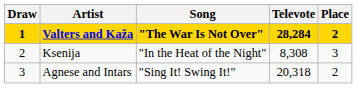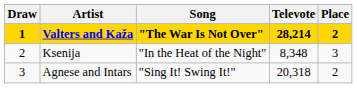(294, 33) 28,284 -> (294, 33) 28,214
(294, 53) 8,308 -> (294, 53) 8,348
